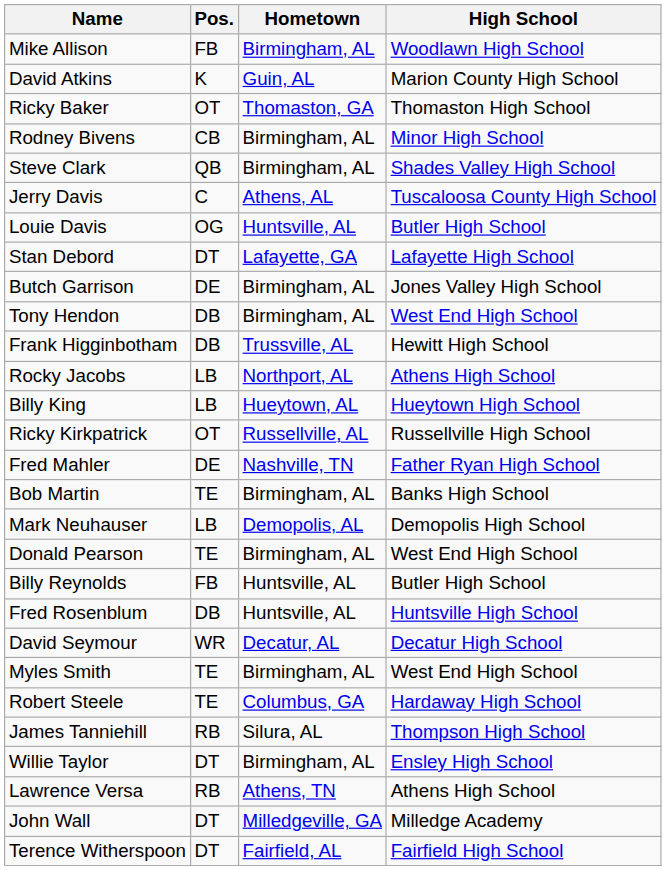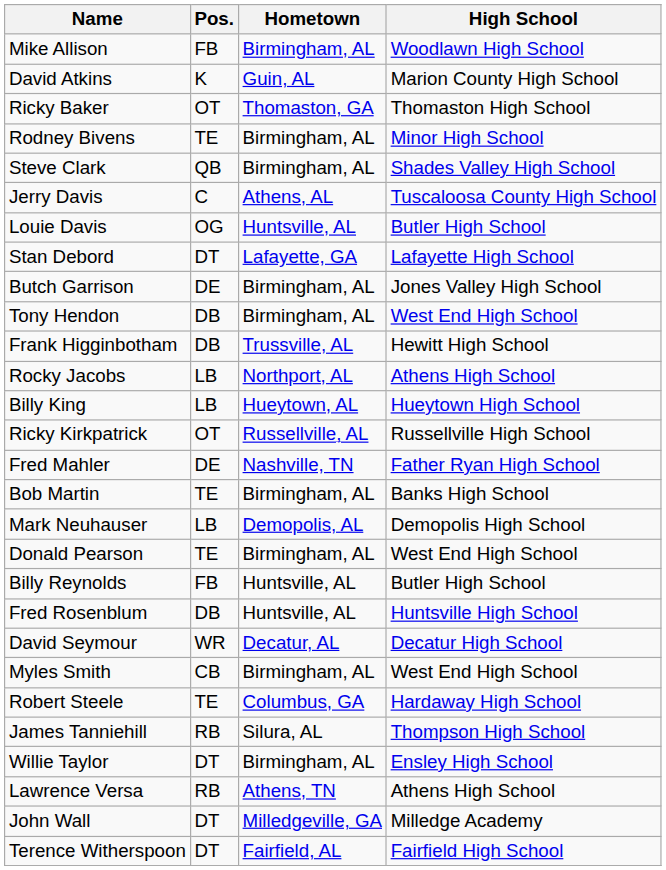(207, 138) CB -> (206, 138) TE
(206, 672) TE -> (207, 672) CB
